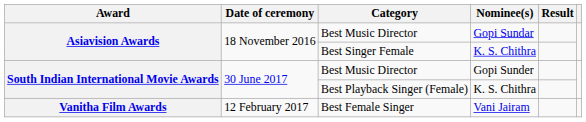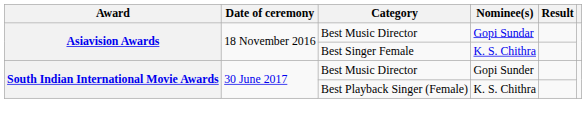- row: (367, 107)
